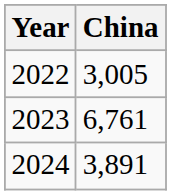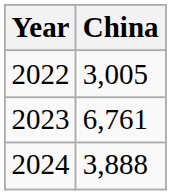(115, 165) 3,891 -> (115, 165) 3,888
